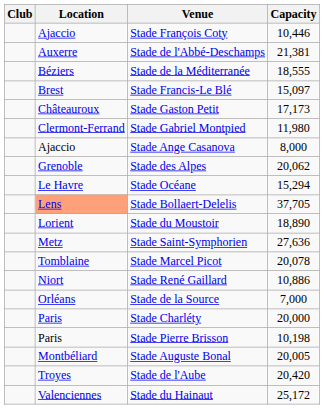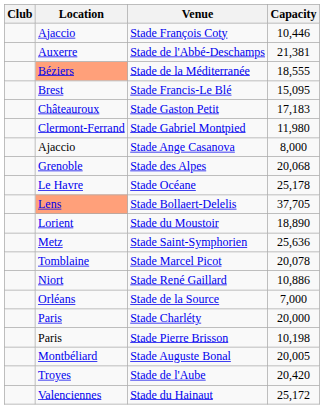(56, 71) no background -> (56, 71) lightsalmon background
(294, 90) 15,097 -> (294, 90) 15,095
(294, 109) 17,173 -> (294, 109) 17,183
(294, 166) 20,062 -> (294, 166) 20,068
(294, 185) 15,294 -> (294, 185) 25,178
(294, 242) 27,636 -> (294, 242) 25,636
